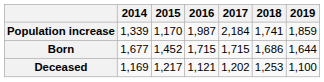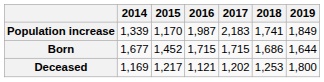(235, 31) 2,184 -> (235, 31) 2,183
(303, 31) 1,859 -> (303, 31) 1,849
(303, 67) 1,100 -> (303, 67) 1,800
